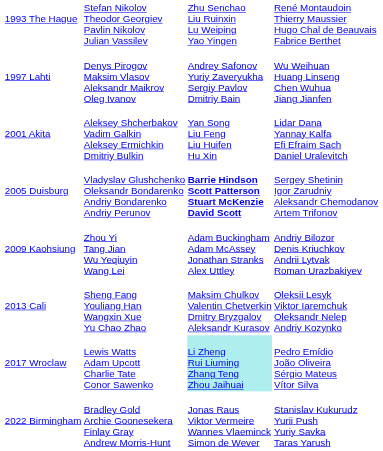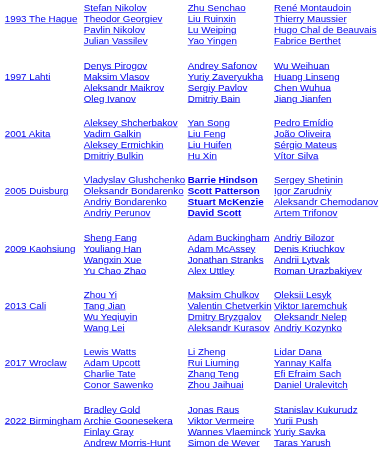(311, 139) Lidar Dana Yannay Kalfa Efi Efraim Sach Daniel Uralevitch -> (305, 139) Pedro Emídio João Oliveira Sérgio Mateus Vítor Silva
(111, 254) Zhou Yi Tang Jian Wu Yeqiuyin Wang Lei -> (115, 254) Sheng Fang Youliang Han Wangxin Xue Yu Chao Zhao
(115, 311) Sheng Fang Youliang Han Wangxin Xue Yu Chao Zhao -> (111, 311) Zhou Yi Tang Jian Wu Yeqiuyin Wang Lei
(216, 369) paleturquoise background -> (216, 369) no background
(305, 369) Pedro Emídio João Oliveira Sérgio Mateus Vítor Silva -> (311, 369) Lidar Dana Yannay Kalfa Efi Efraim Sach Daniel Uralevitch
